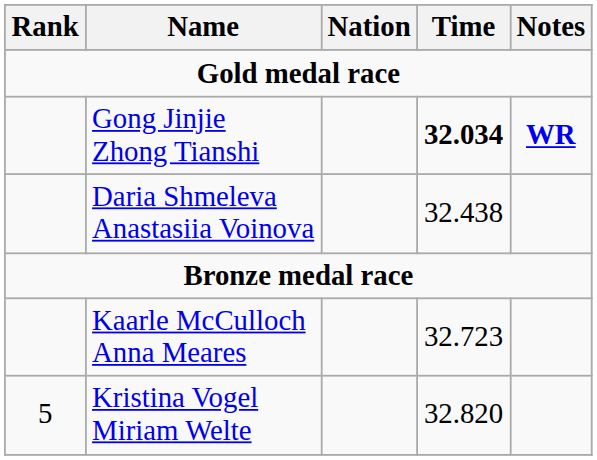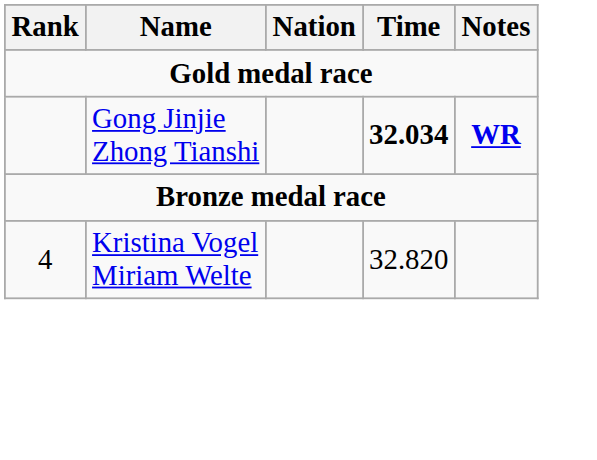- row: (203, 212)
- row: (199, 336)
(45, 414) 5 -> (45, 258) 4
